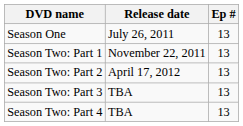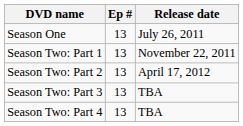columns swapped: (224, 14) <-> (157, 14)
